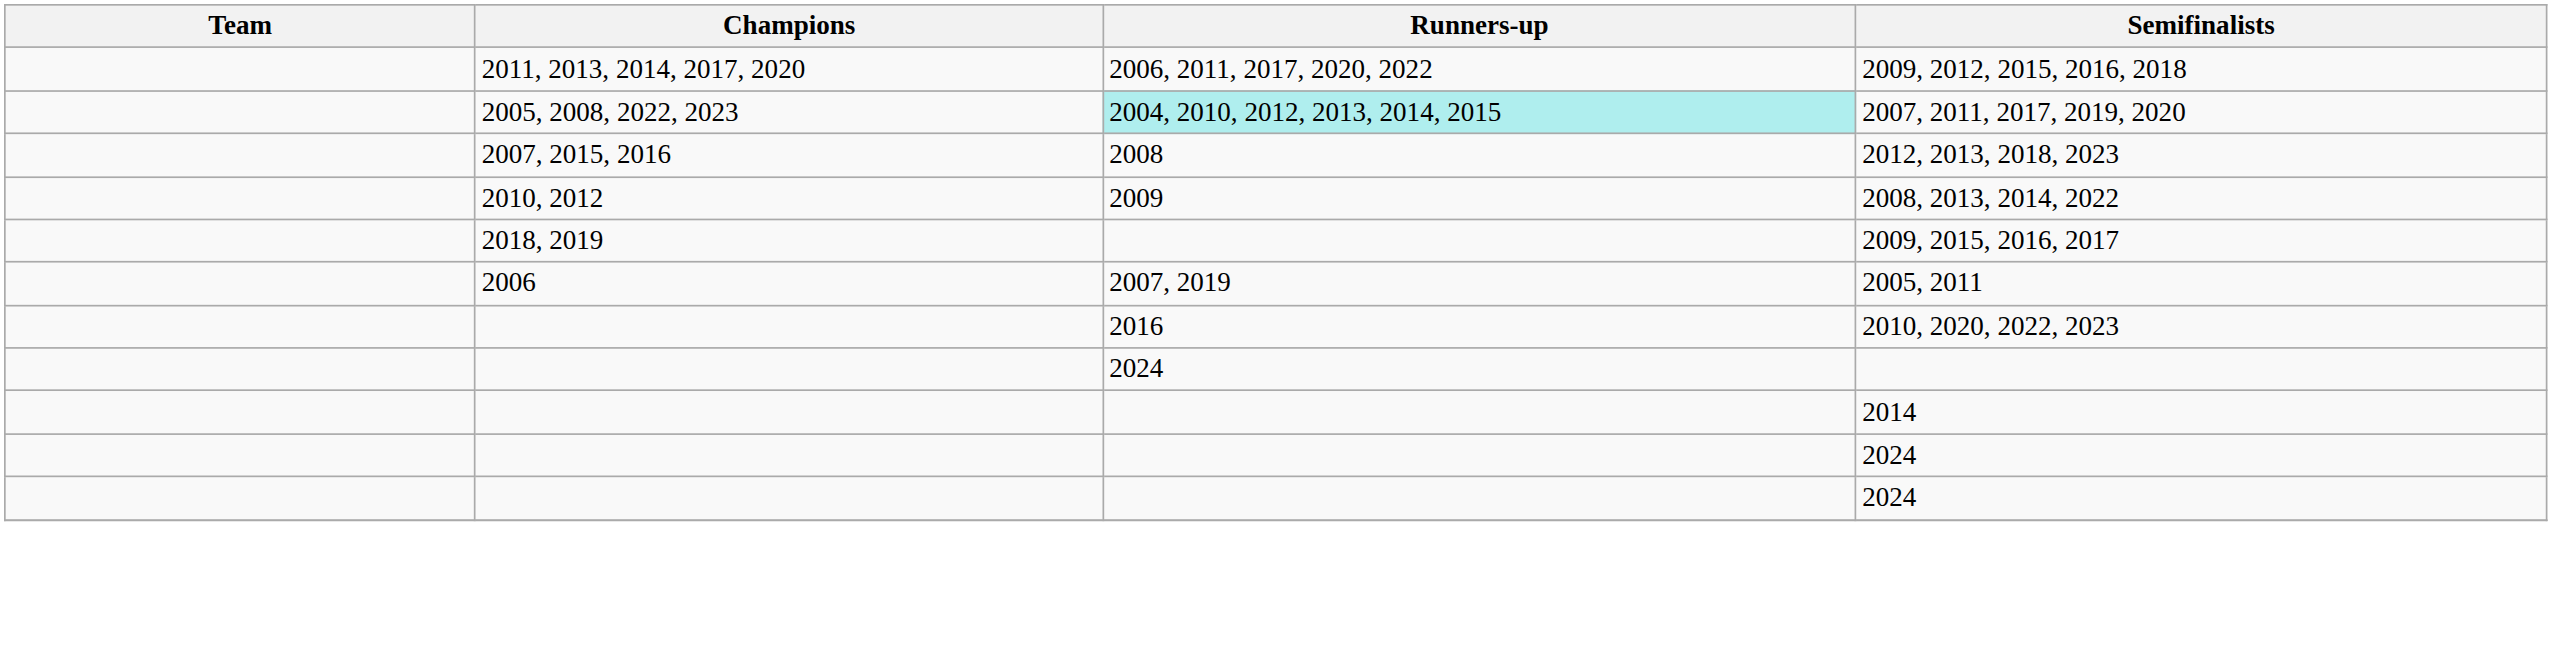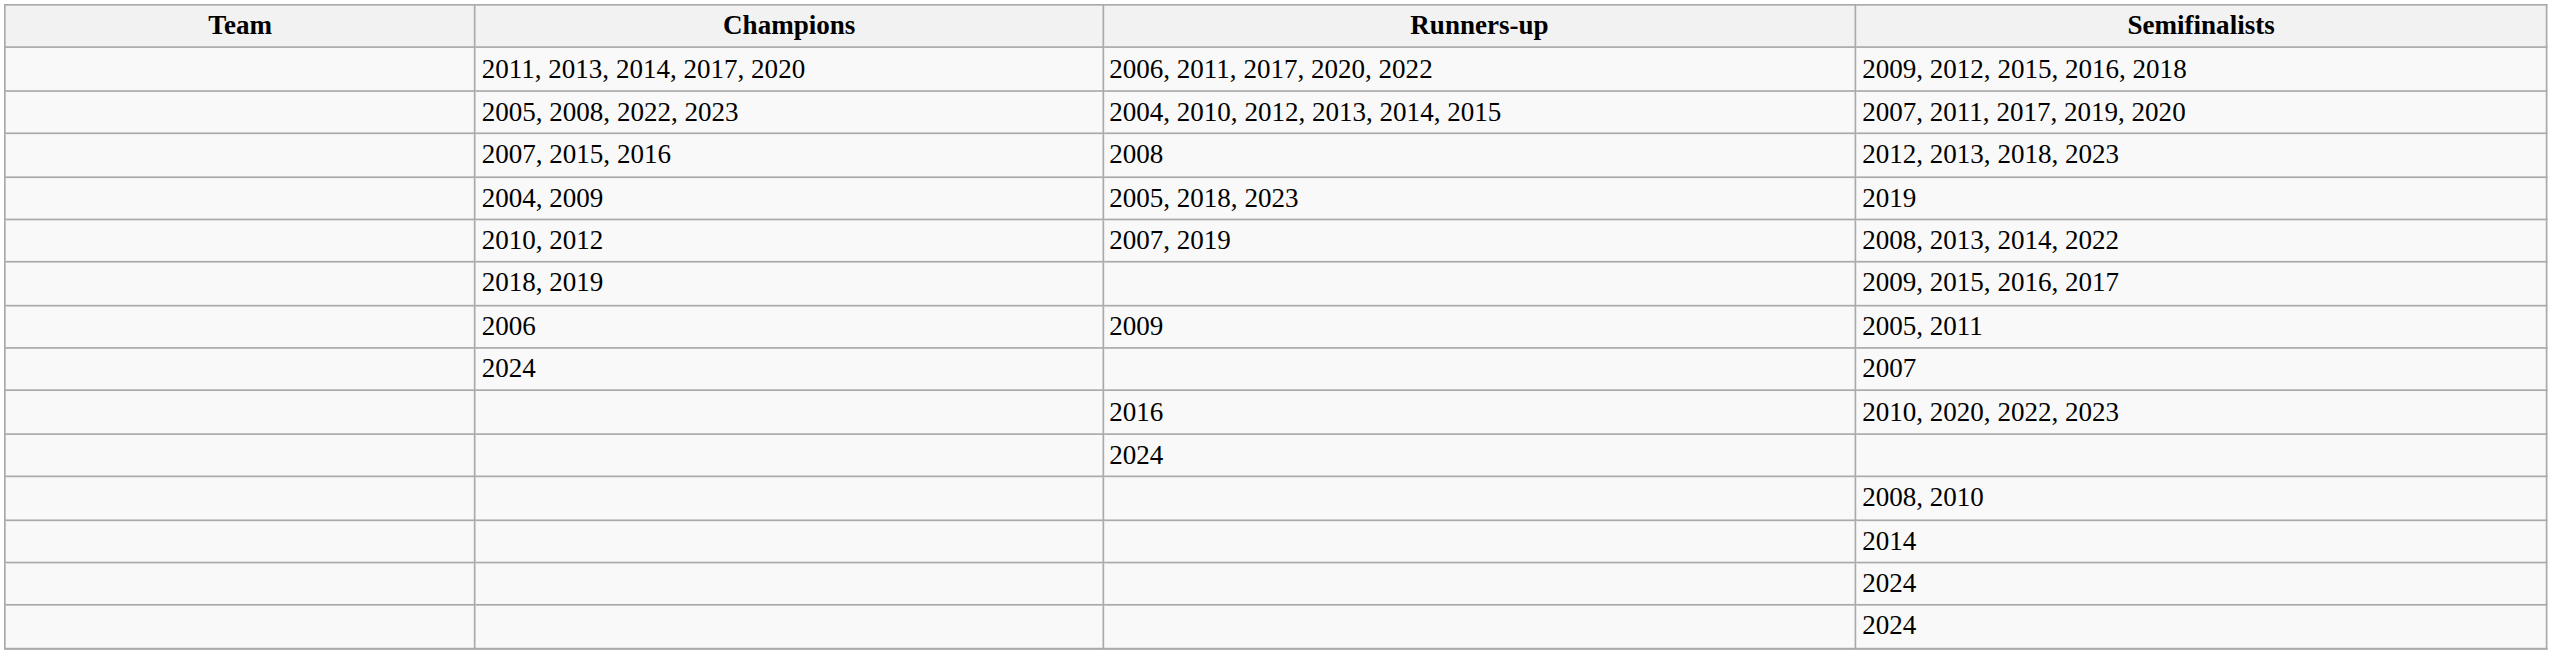(1305, 111) paleturquoise background -> (1305, 111) no background
+ row: (543, 197)
(1136, 197) 2009 -> (1170, 240) 2007, 2019
(1170, 283) 2007, 2019 -> (1136, 326) 2009
+ row: (509, 369)
+ row: (789, 498)
